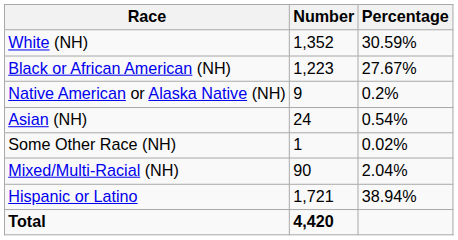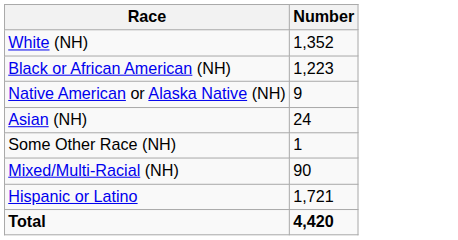- column: (405, 17)
